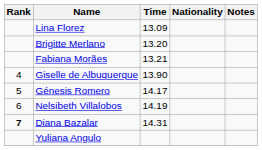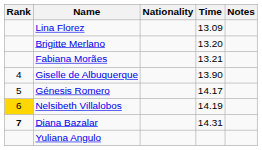columns swapped: (197, 12) <-> (155, 12)
(19, 106) no background -> (19, 106) gold background
